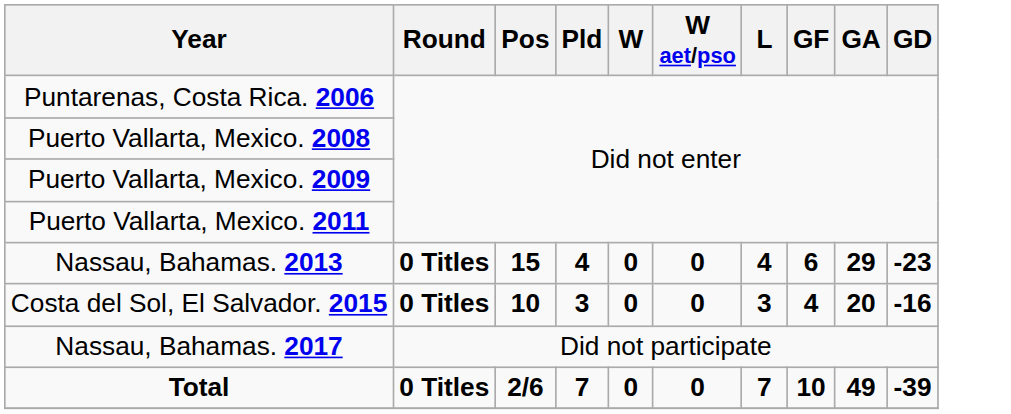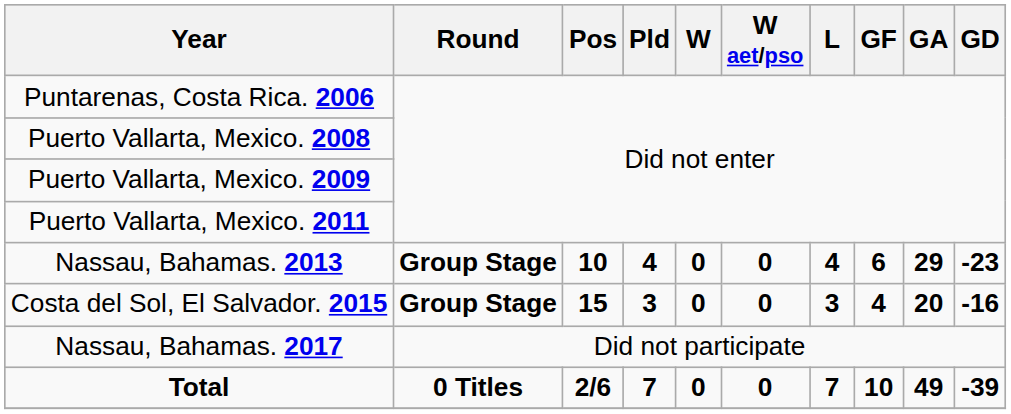(444, 262) 0 Titles -> (478, 262) Group Stage
(525, 262) 15 -> (593, 262) 10
(444, 304) 0 Titles -> (478, 304) Group Stage
(525, 304) 10 -> (593, 304) 15
